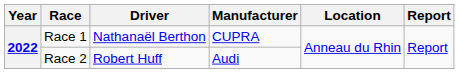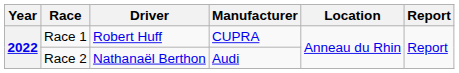(149, 37) Nathanaël Berthon -> (128, 37) Robert Huff
(128, 58) Robert Huff -> (149, 58) Nathanaël Berthon
